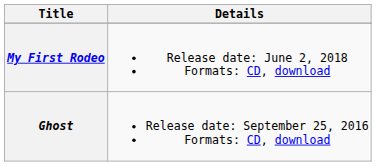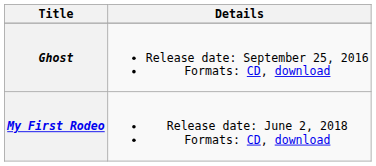rows swapped: (56, 126) <-> (56, 58)
